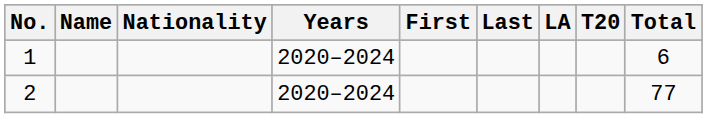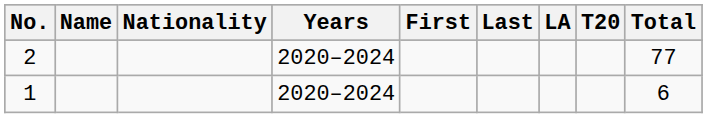rows swapped: (30, 58) <-> (30, 94)
